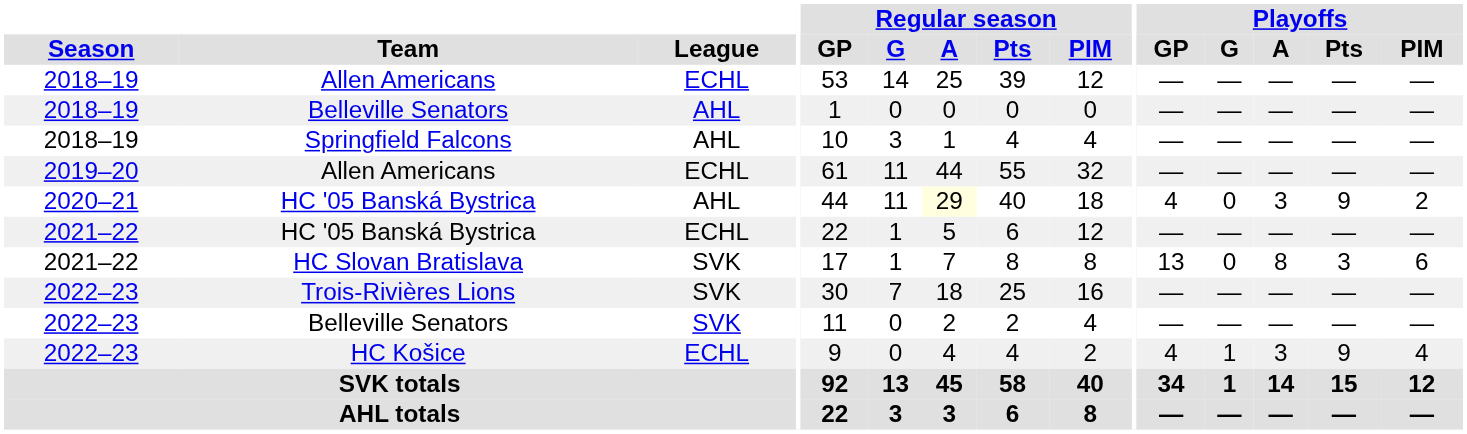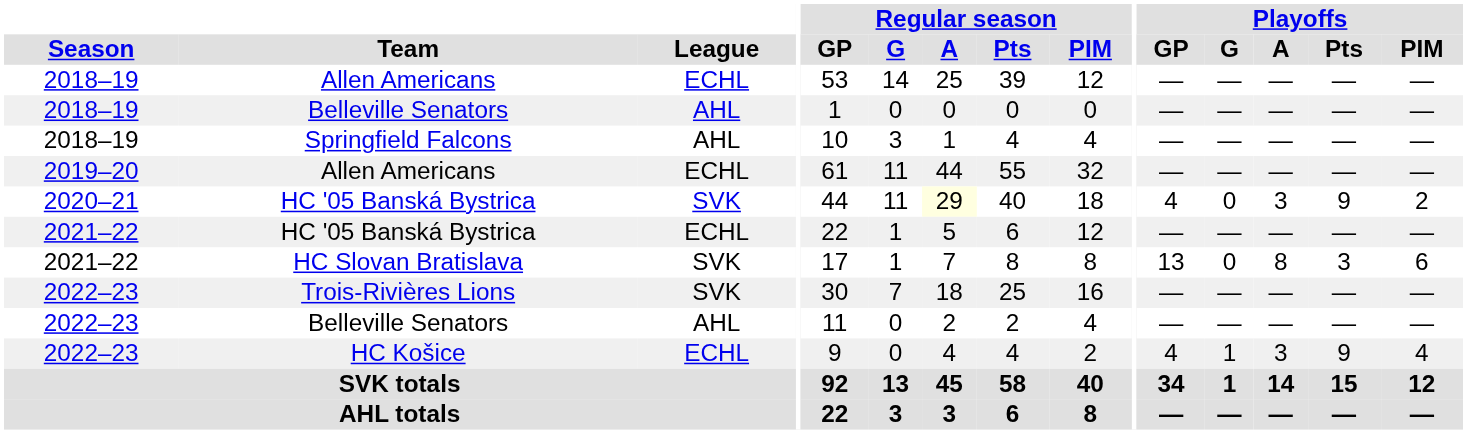(717, 201) AHL -> (717, 201) SVK
(717, 322) SVK -> (717, 322) AHL
